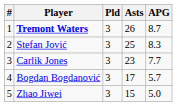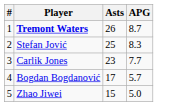- column: (113, 12)
